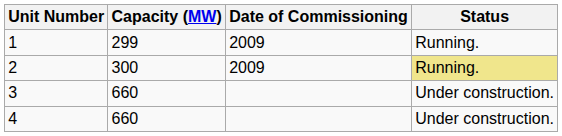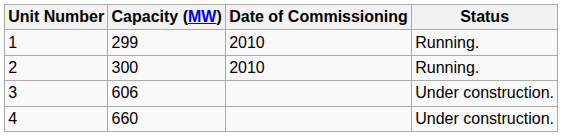(247, 42) 2009 -> (247, 42) 2010
(247, 67) 2009 -> (247, 67) 2010
(447, 67) khaki background -> (447, 67) no background
(125, 93) 660 -> (125, 93) 606
